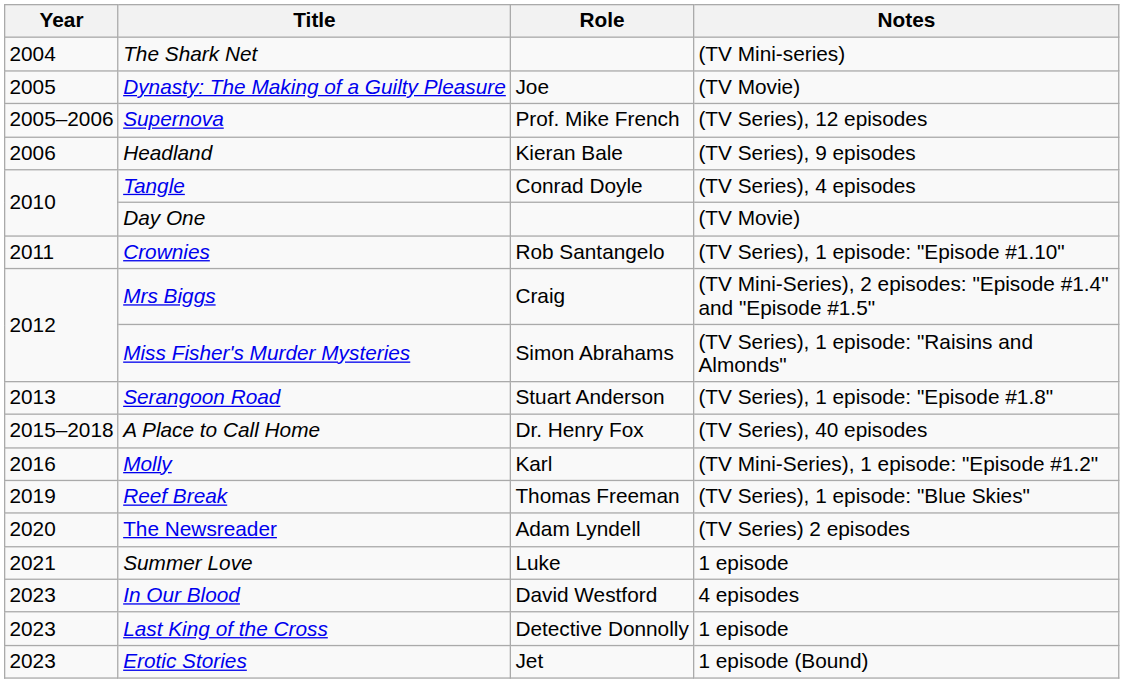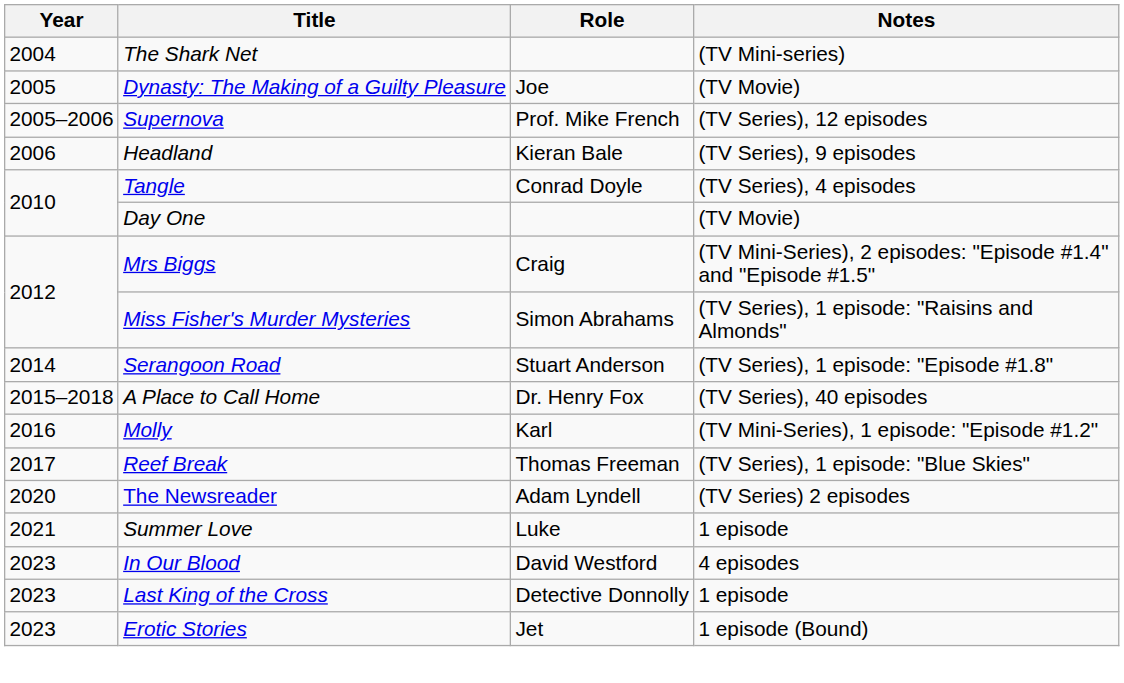- row: (166, 251)
(33, 397) 2013 -> (33, 364) 2014
(33, 496) 2019 -> (33, 463) 2017
